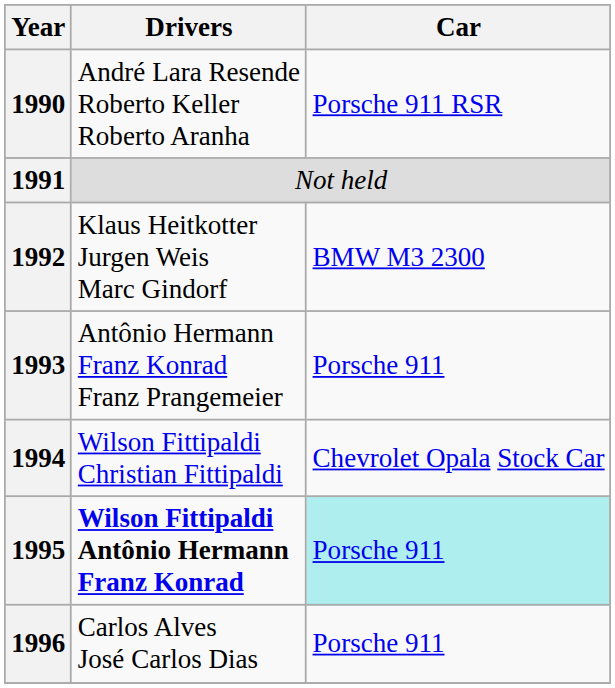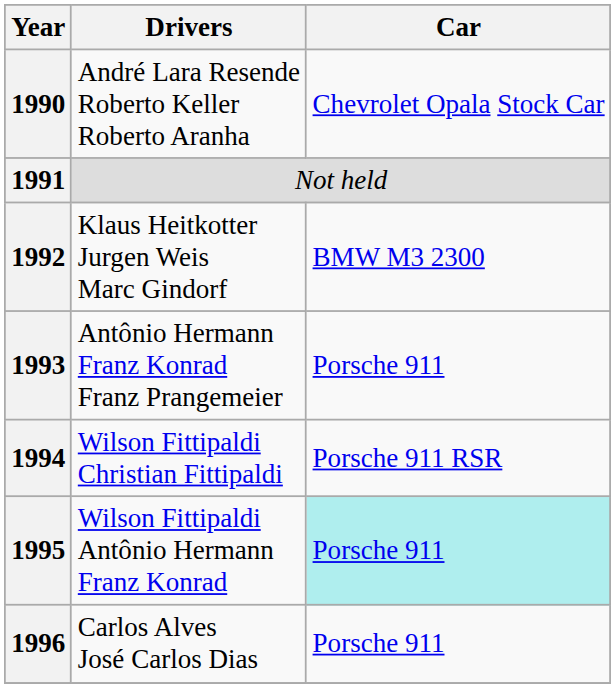(407, 103) Porsche 911 RSR -> (459, 103) Chevrolet Opala Stock Car
(459, 458) Chevrolet Opala Stock Car -> (407, 458) Porsche 911 RSR
(183, 550) bold -> (176, 550) normal
